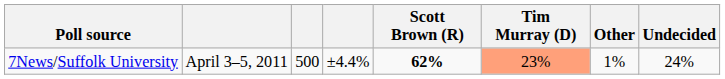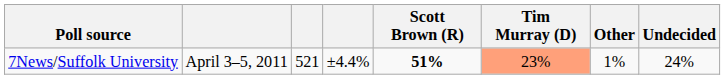(307, 61) 500 -> (307, 61) 521
(427, 61) 62% -> (427, 61) 51%
